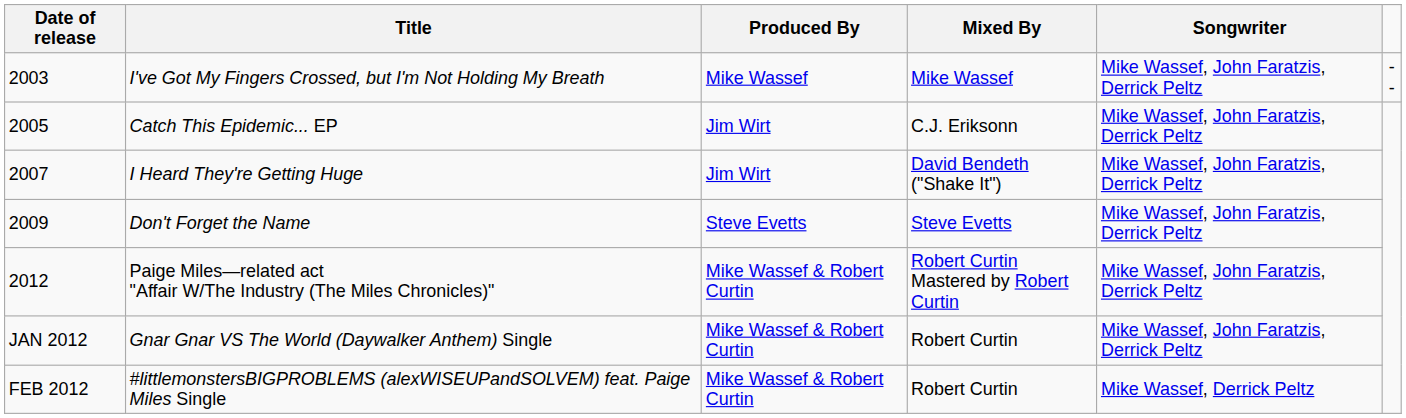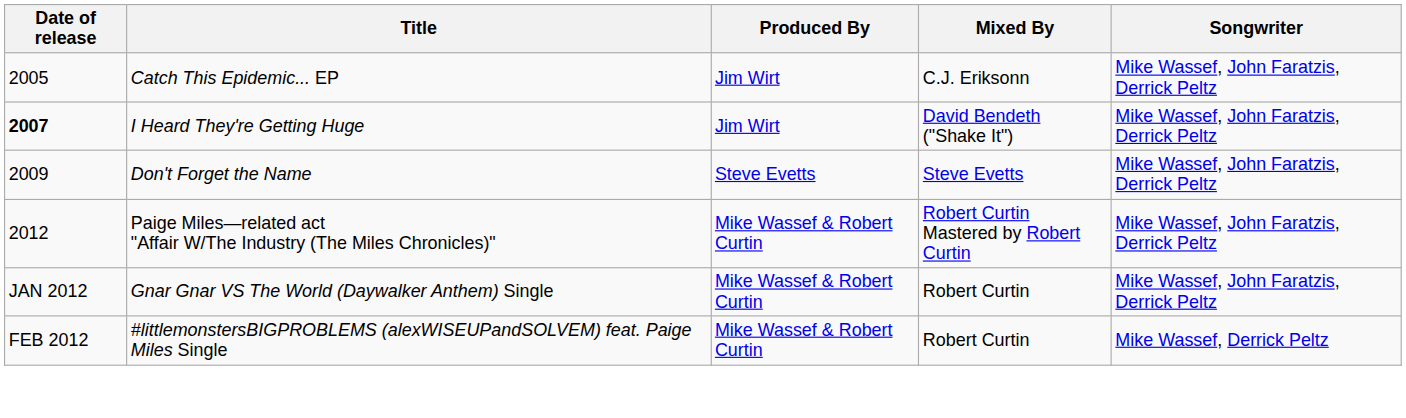- row: (367, 77)
(29, 174) normal -> (29, 125) bold
